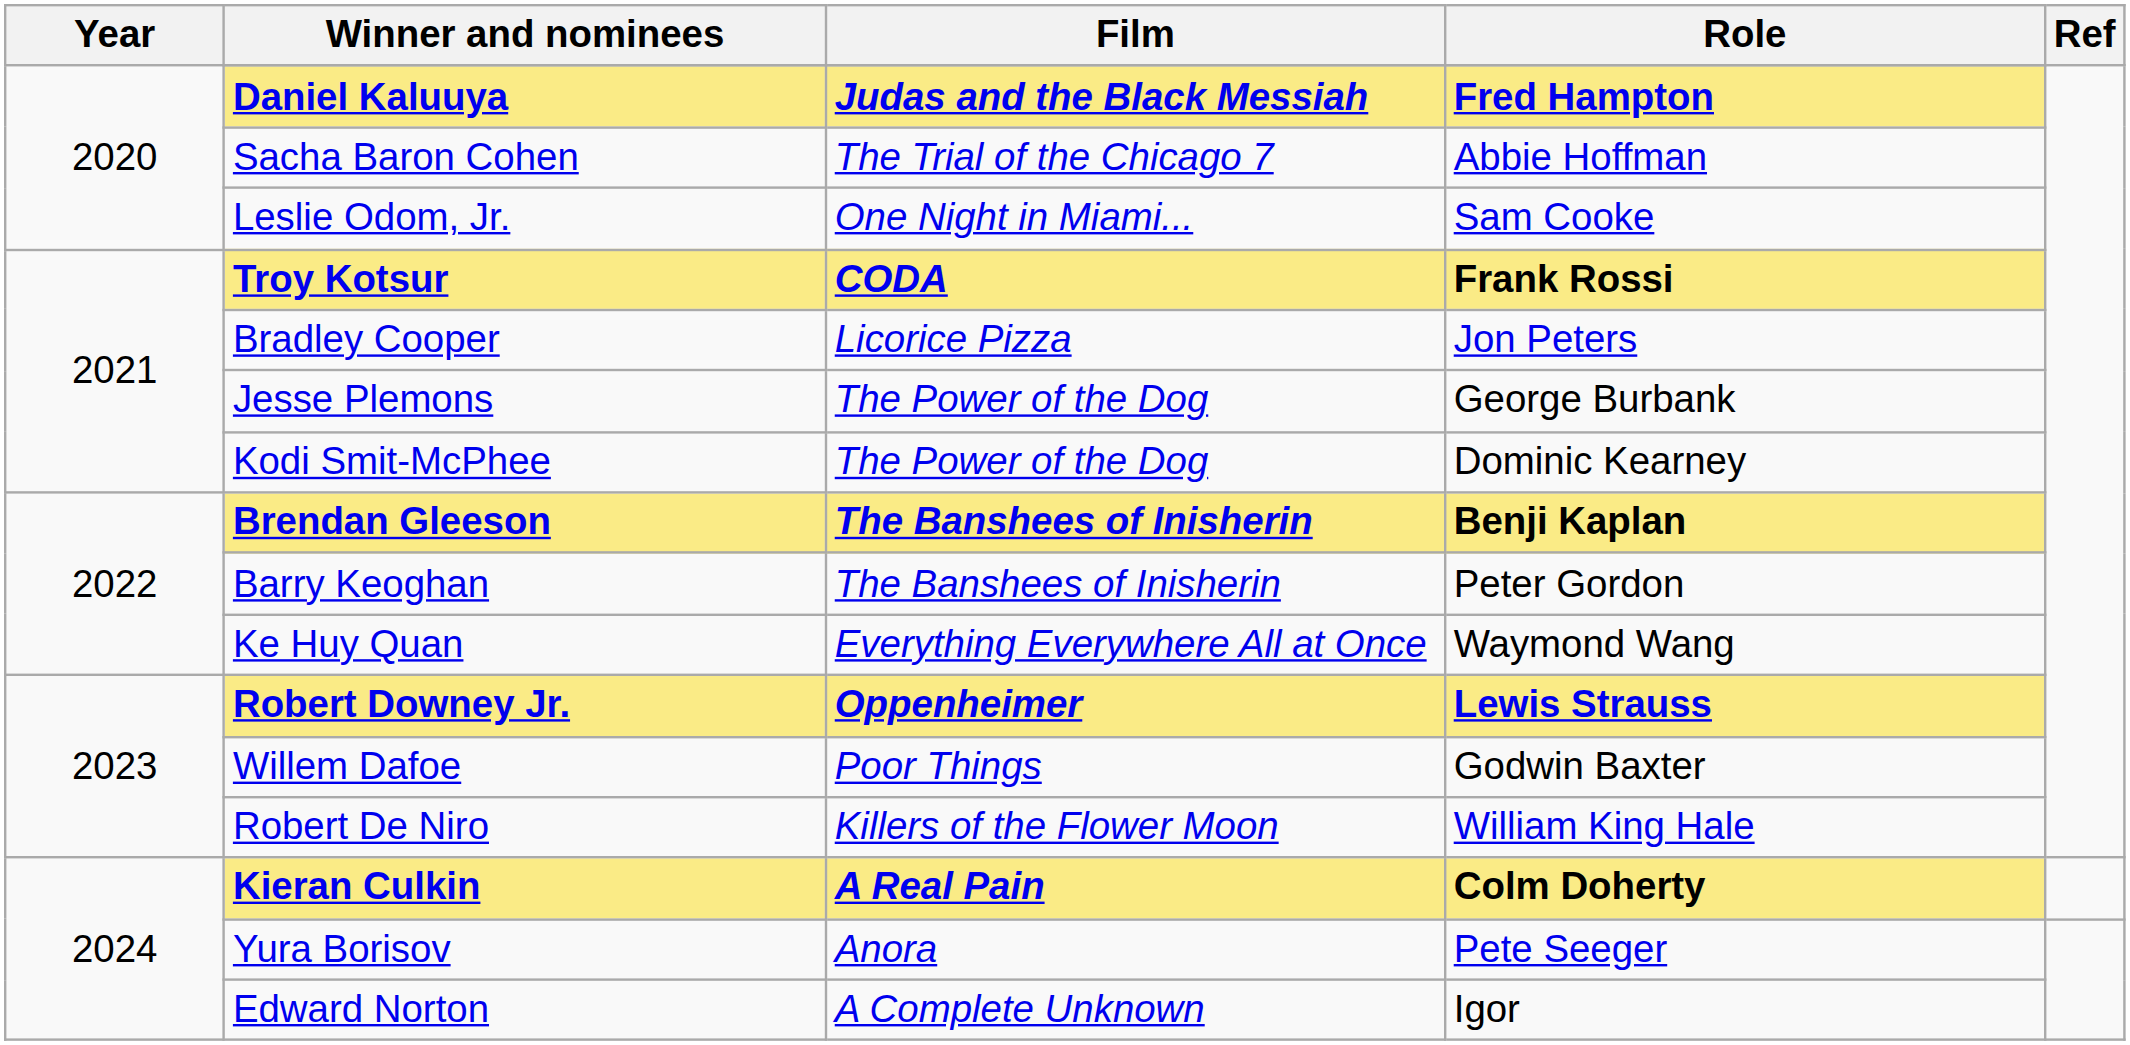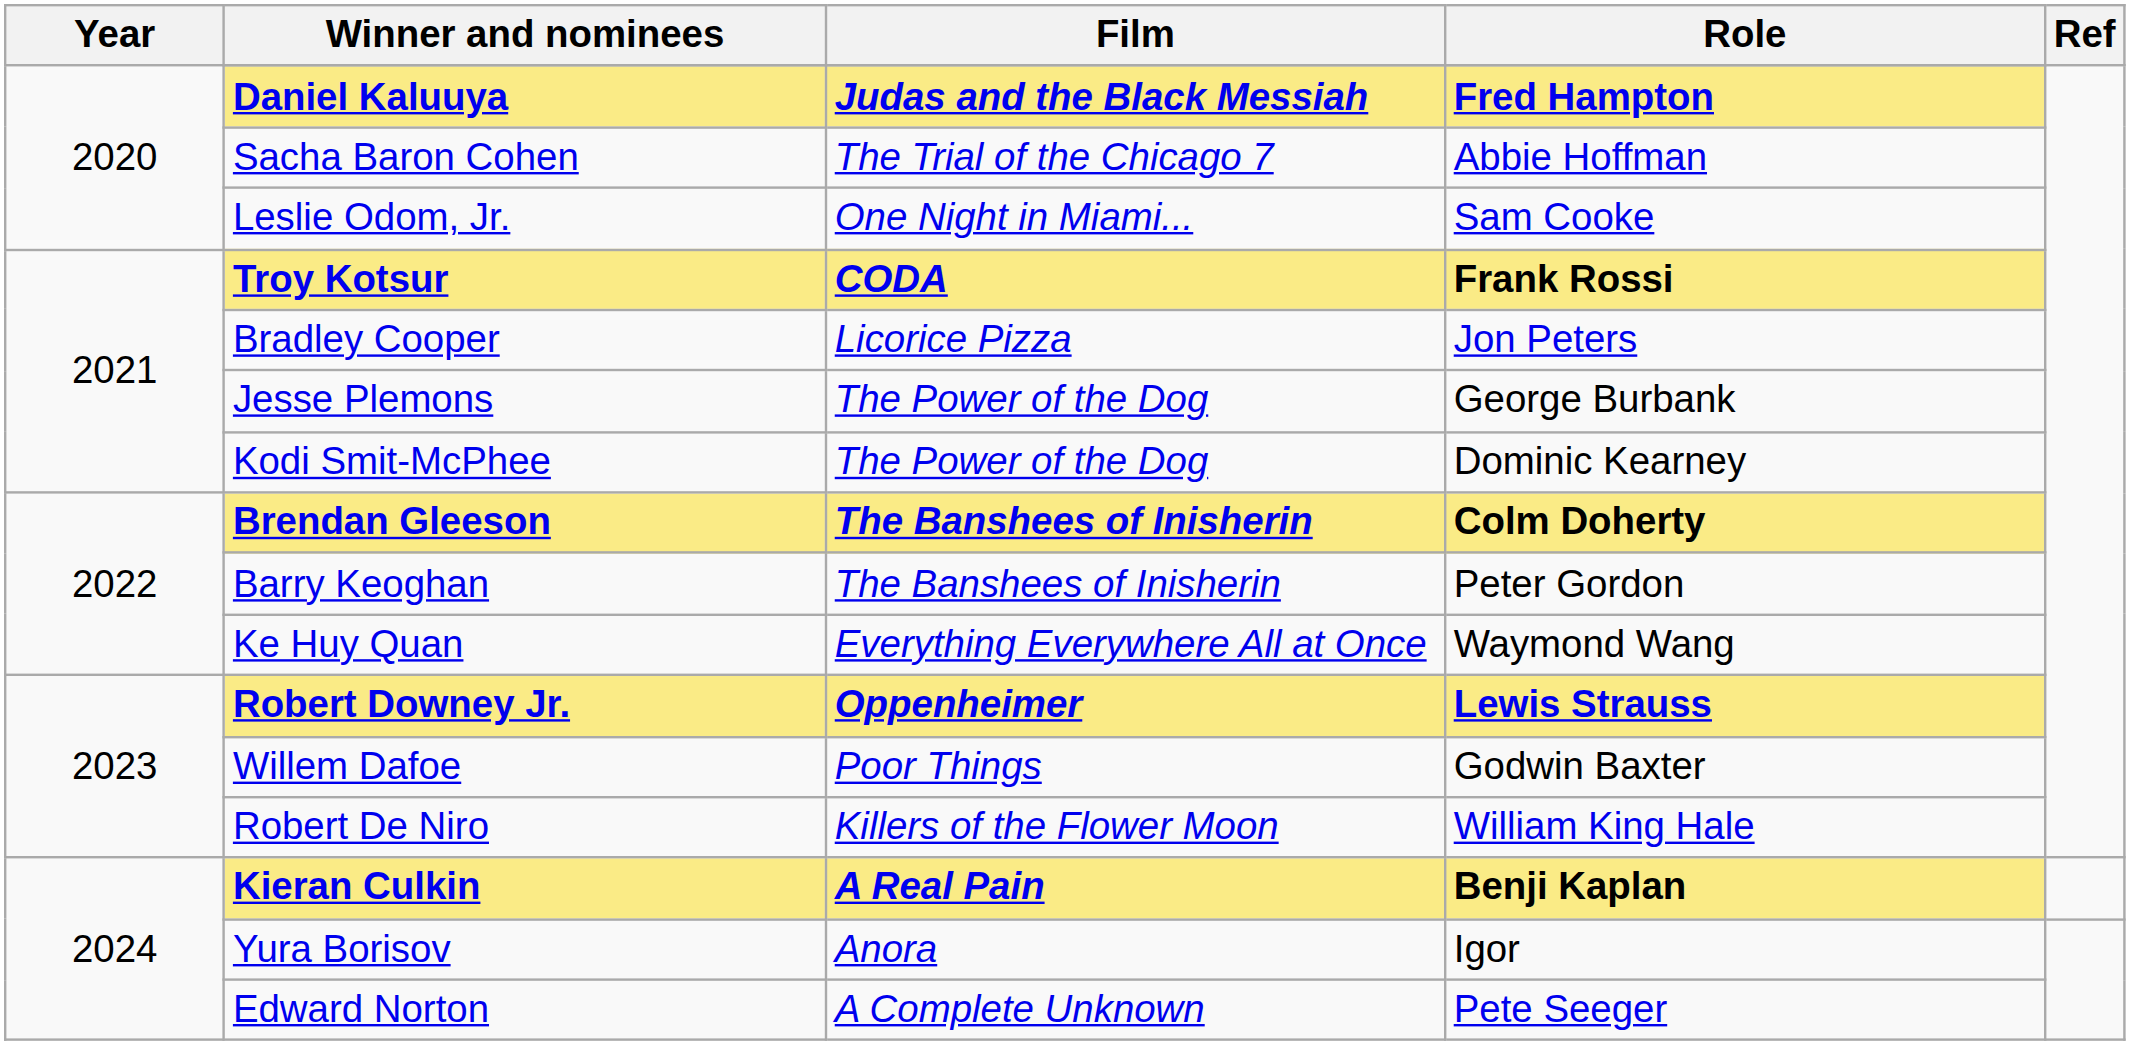(1570, 522) Benji Kaplan -> (1580, 522) Colm Doherty
(1580, 887) Colm Doherty -> (1570, 887) Benji Kaplan
(1560, 948) Pete Seeger -> (1487, 948) Igor
(1487, 1009) Igor -> (1560, 1009) Pete Seeger
